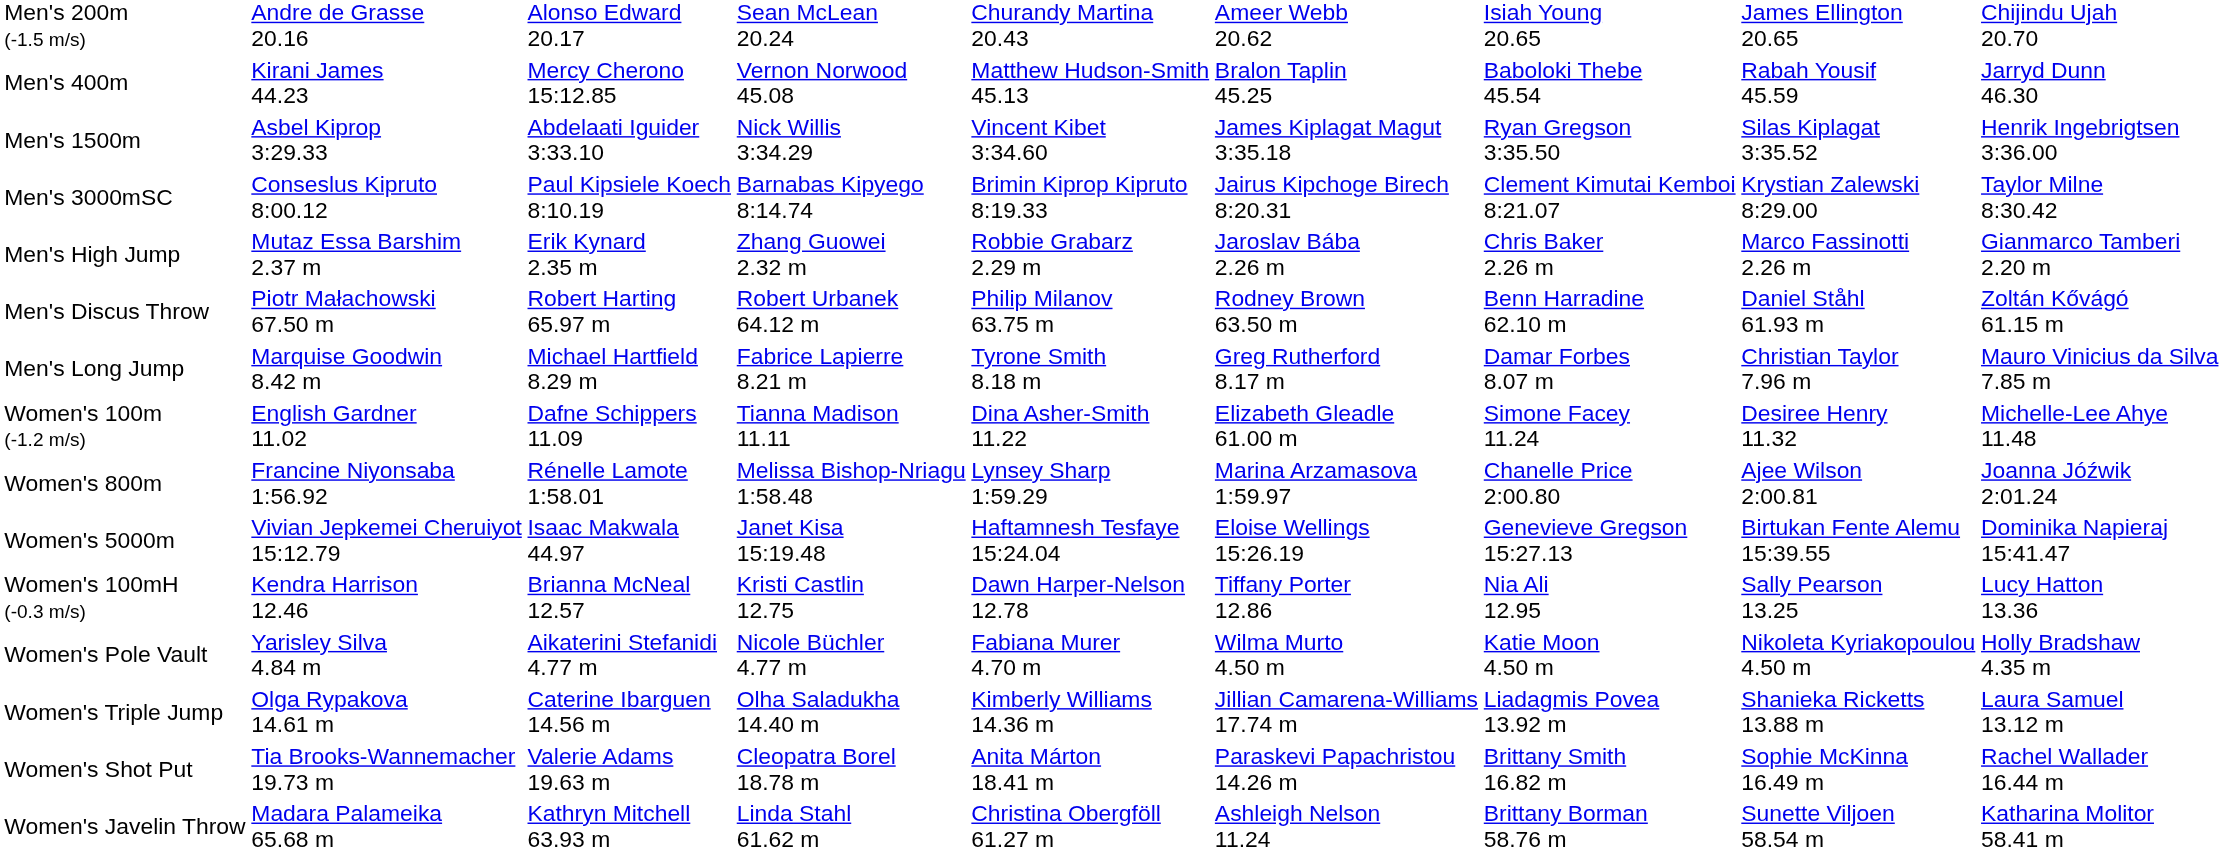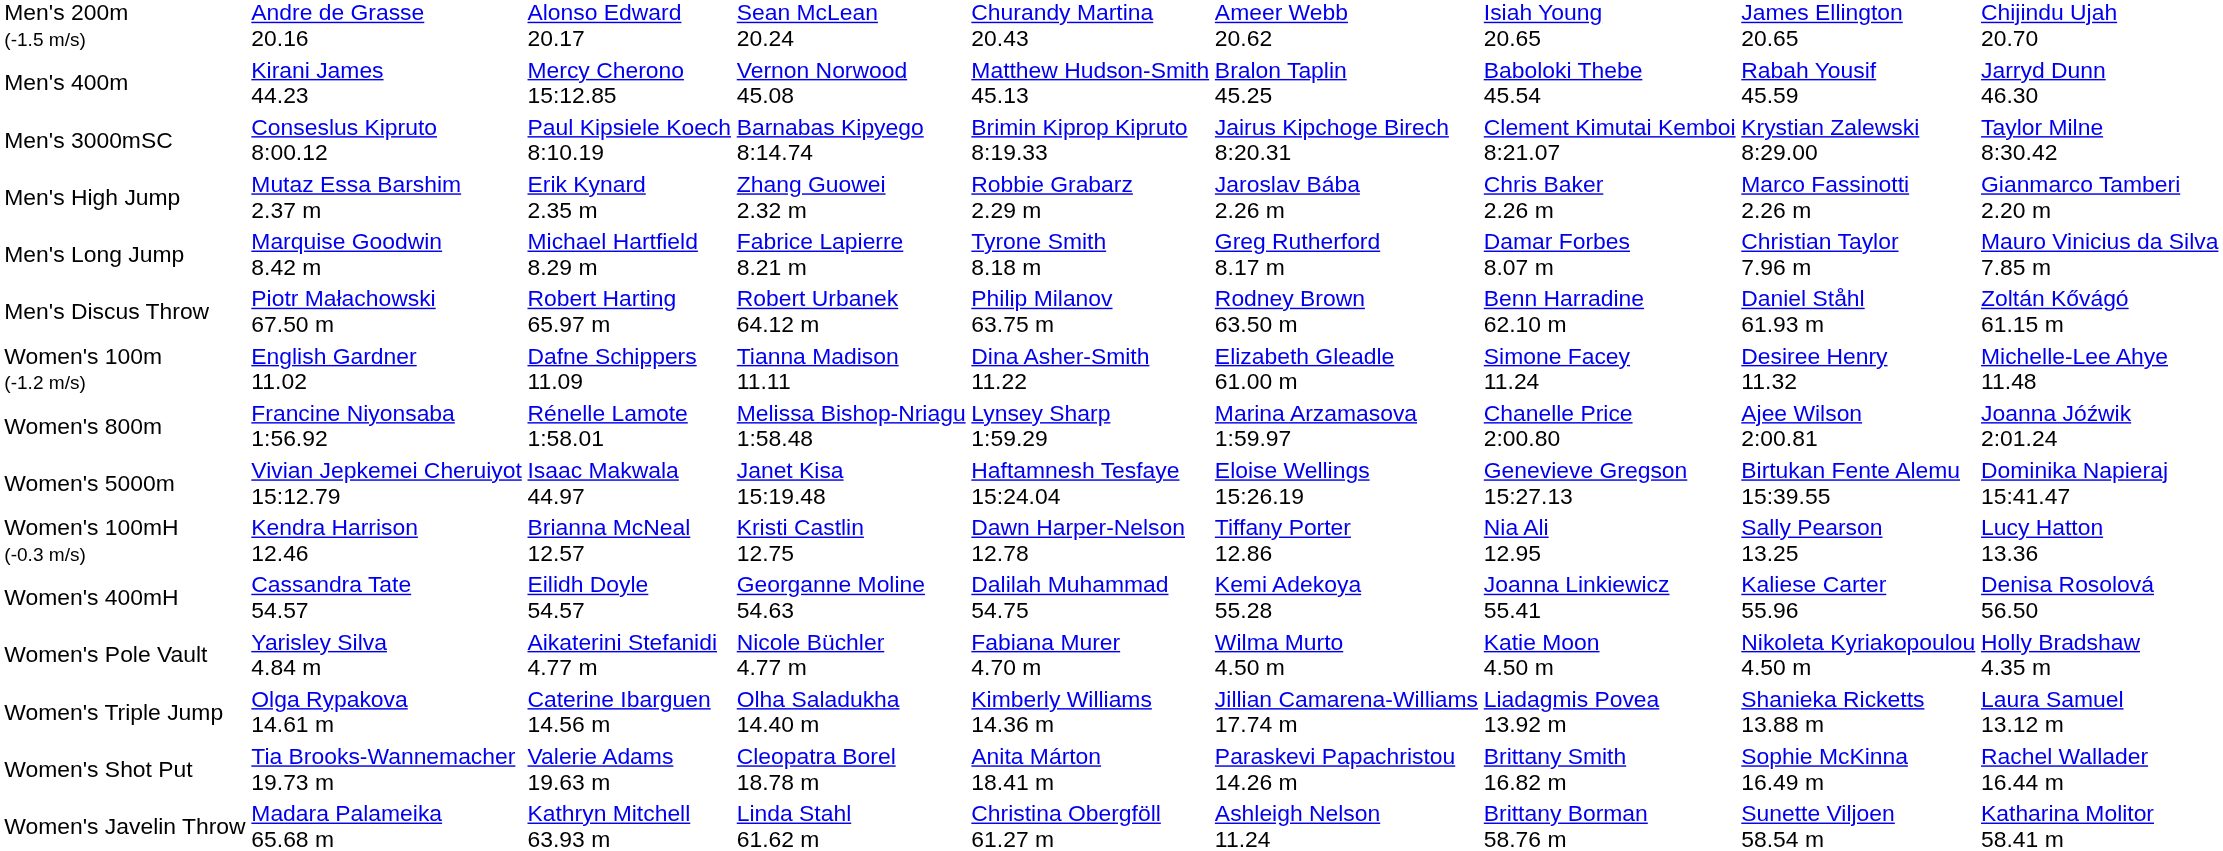- row: (73, 140)
rows swapped: (94, 369) <-> (107, 311)
+ row: (91, 597)
